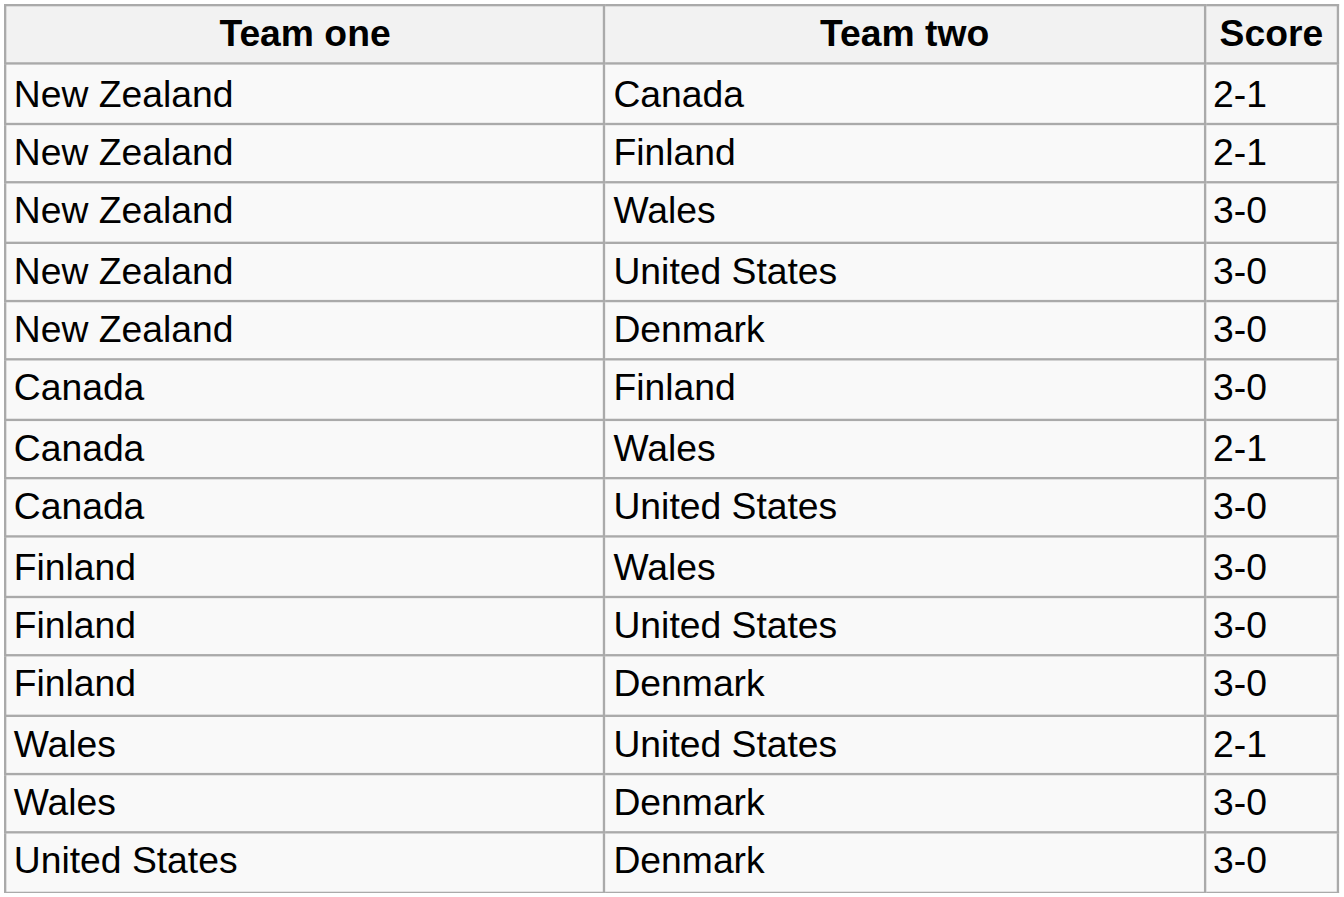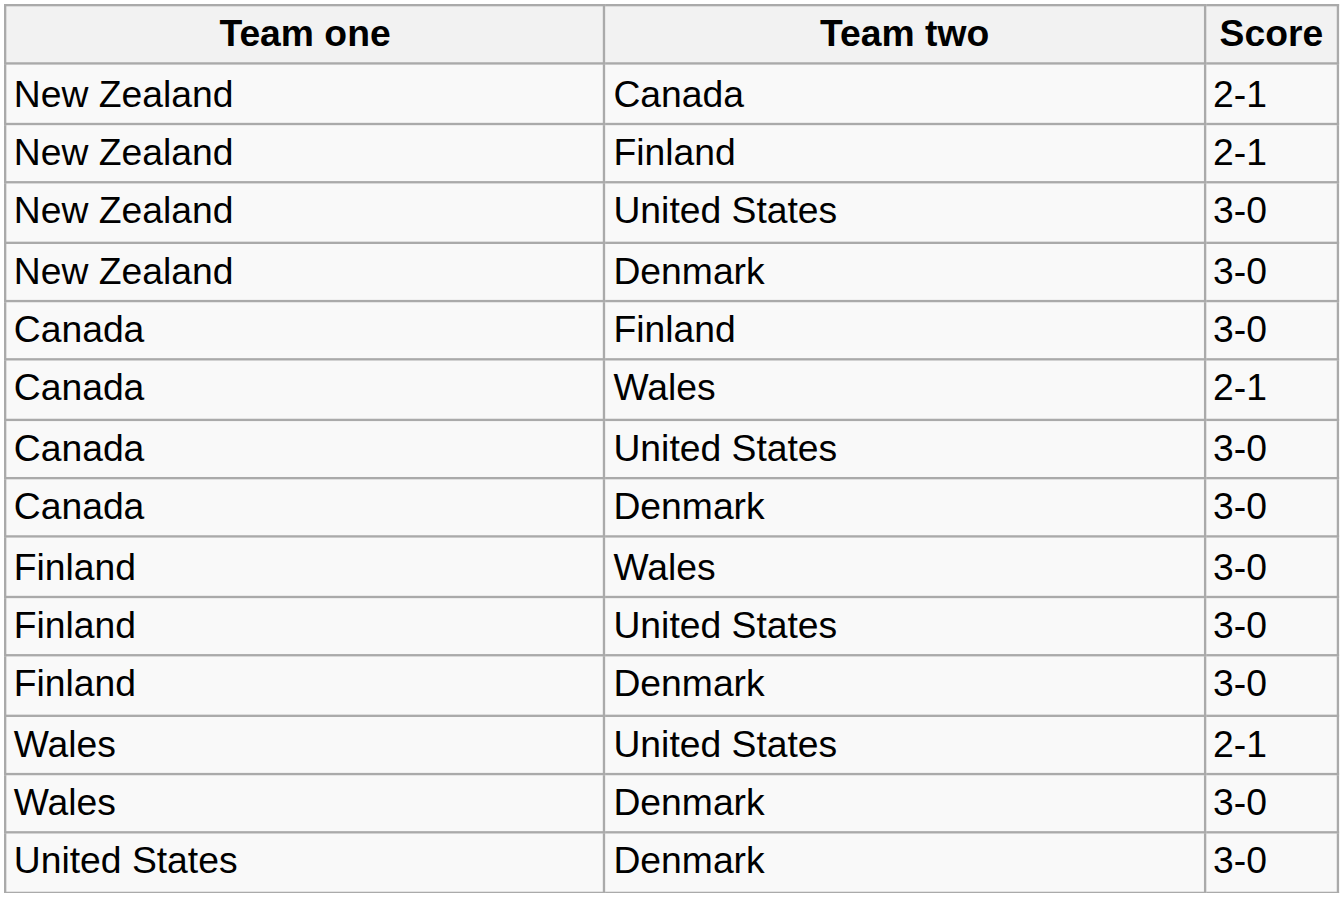- row: (124, 211)
+ row: (79, 507)
